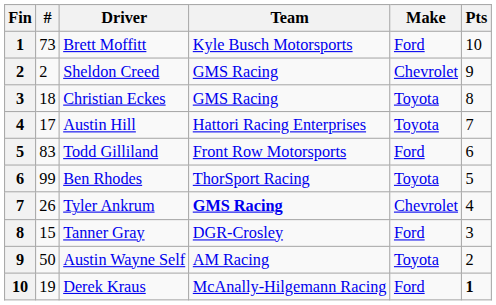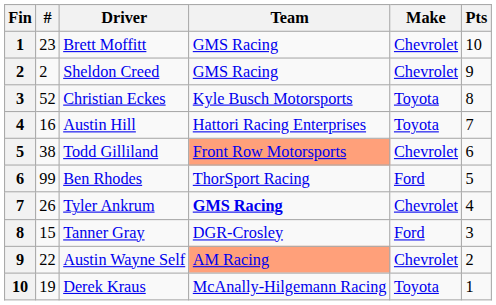(47, 44) 73 -> (47, 44) 23
(273, 44) Kyle Busch Motorsports -> (235, 44) GMS Racing
(409, 44) Ford -> (426, 44) Chevrolet
(47, 98) 18 -> (47, 98) 52
(235, 98) GMS Racing -> (273, 98) Kyle Busch Motorsports
(47, 125) 17 -> (47, 125) 16
(47, 152) 83 -> (47, 152) 38
(270, 152) no background -> (270, 152) lightsalmon background
(409, 152) Ford -> (426, 152) Chevrolet
(416, 178) Toyota -> (409, 178) Ford
(47, 259) 50 -> (47, 259) 22
(231, 259) no background -> (231, 259) lightsalmon background
(416, 259) Toyota -> (426, 259) Chevrolet
(409, 286) Ford -> (416, 286) Toyota
(470, 286) bold -> (470, 286) normal
